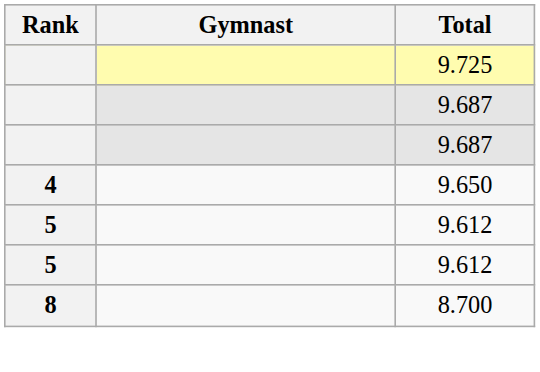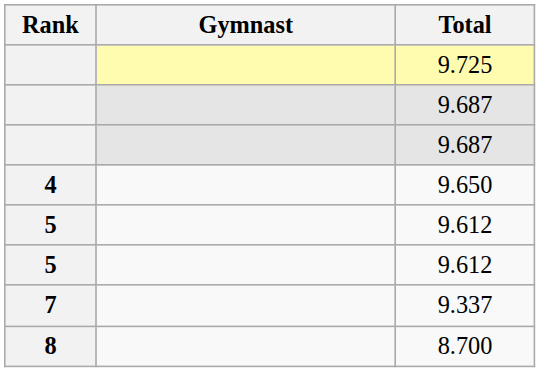+ row: (50, 305)
